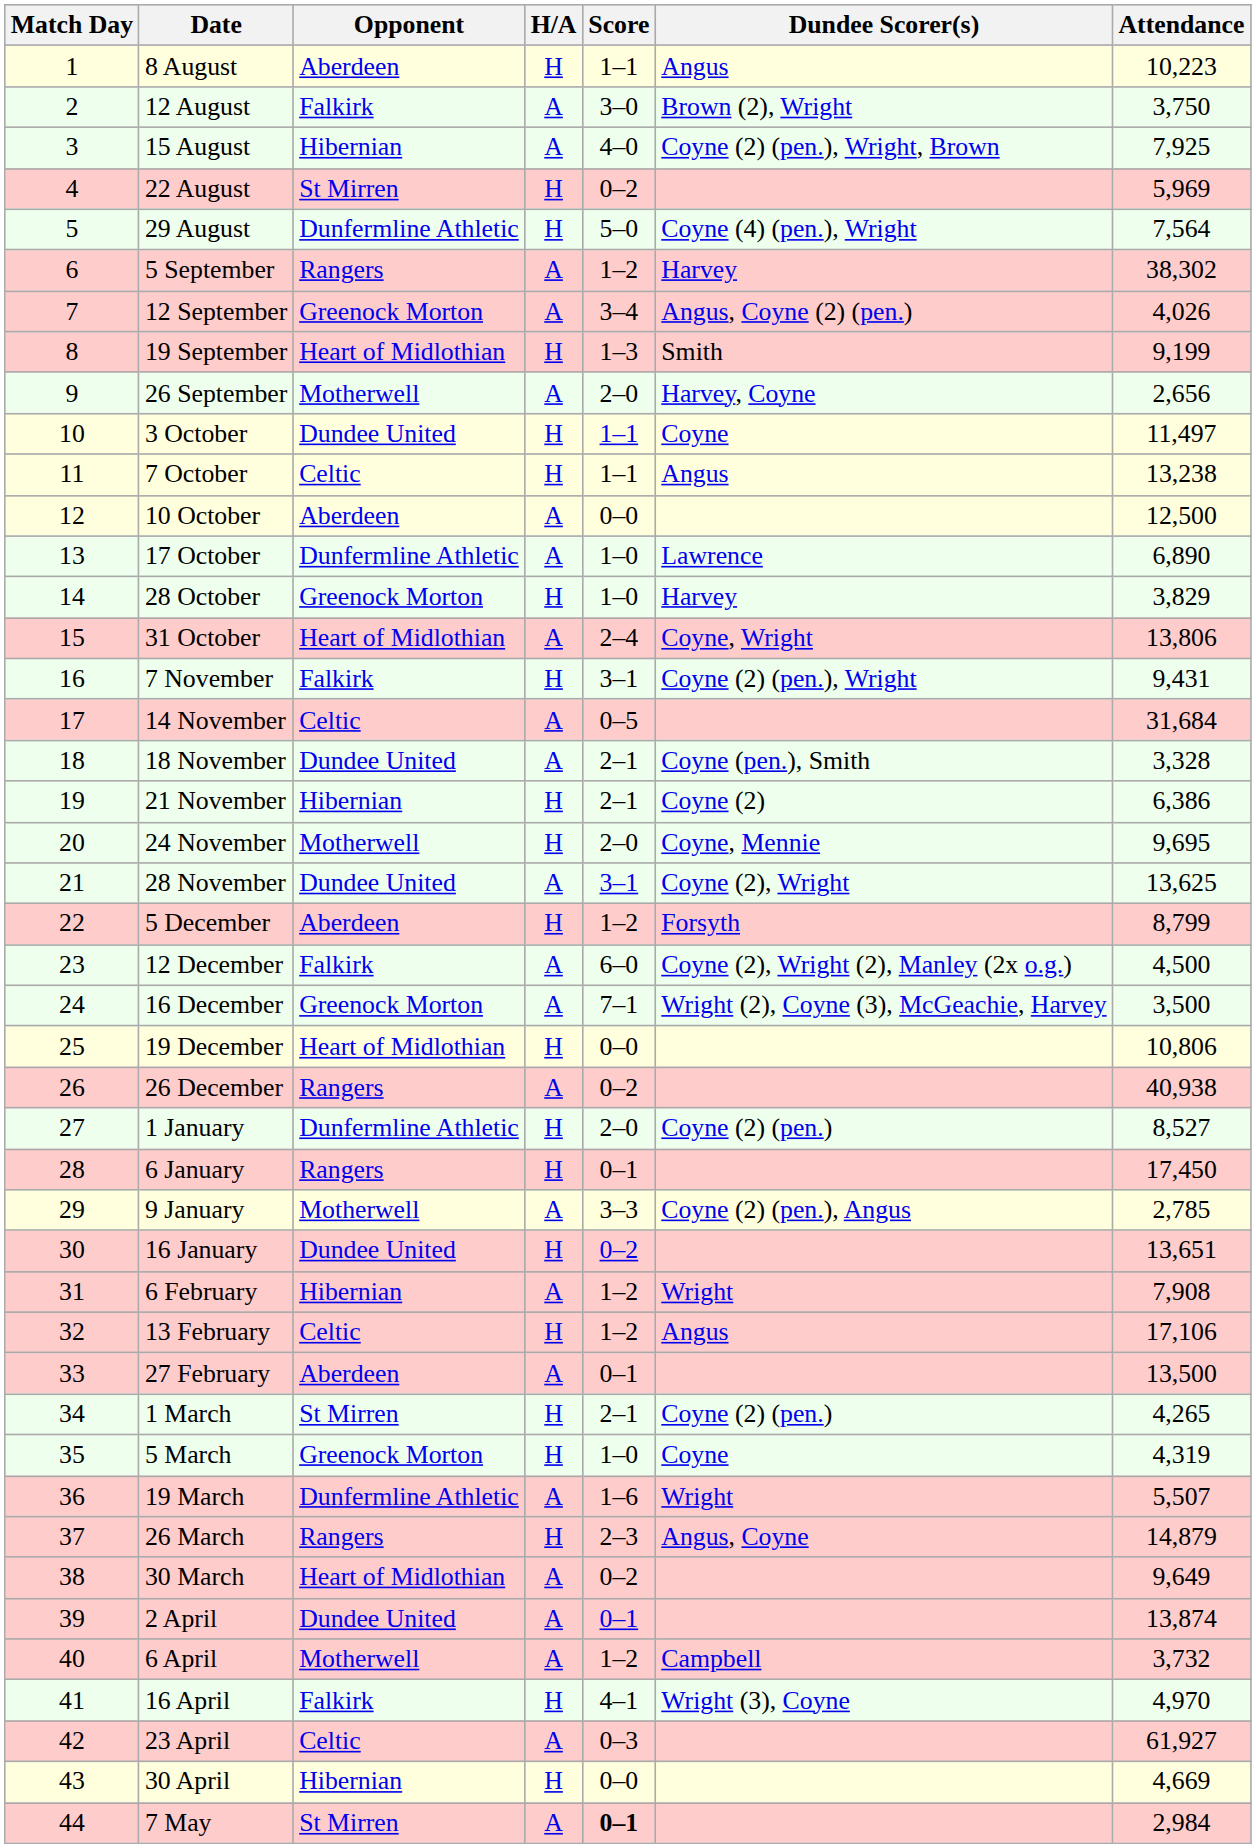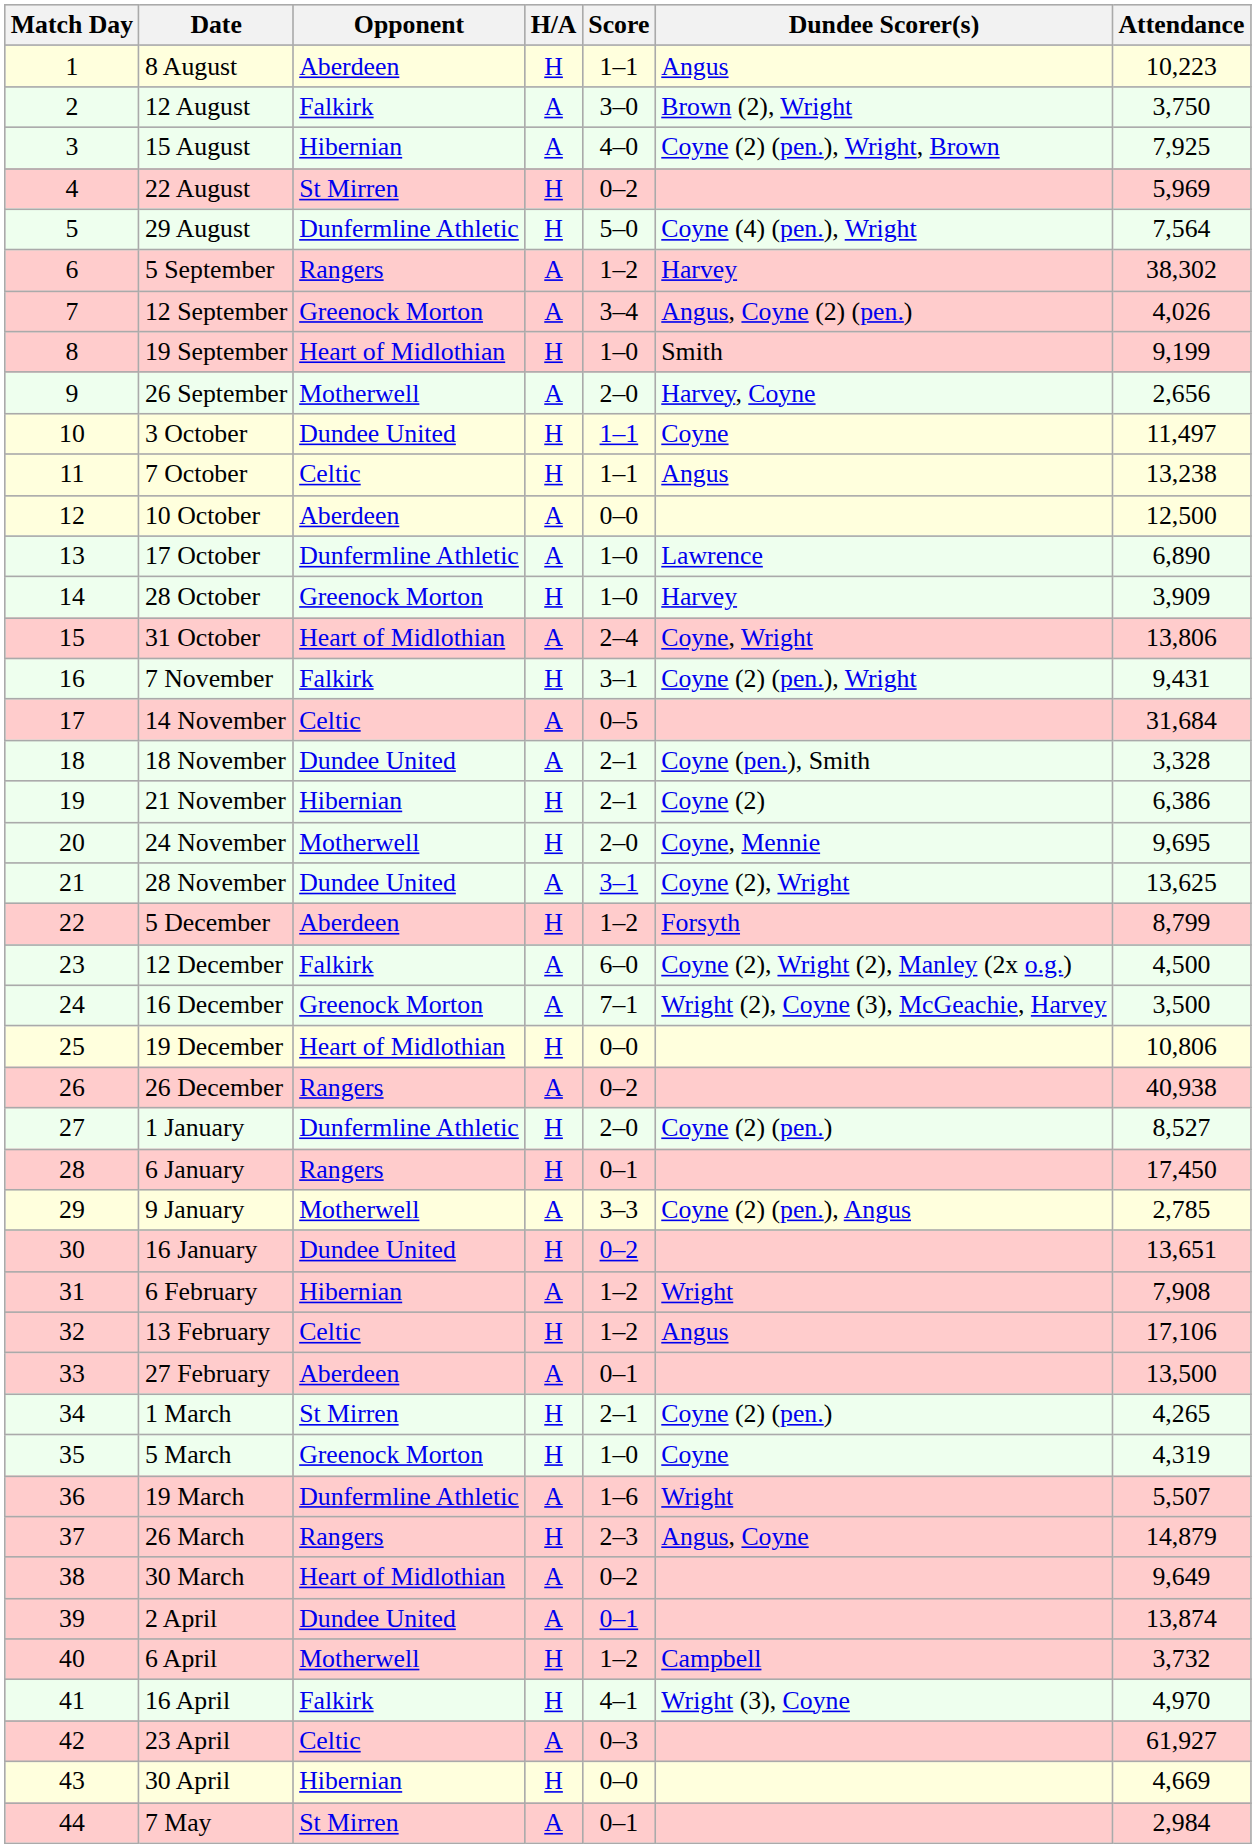(619, 351) 1–3 -> (619, 351) 1–0
(1181, 596) 3,829 -> (1181, 596) 3,909
(554, 1659) A -> (554, 1659) H
(619, 1822) bold -> (619, 1822) normal
